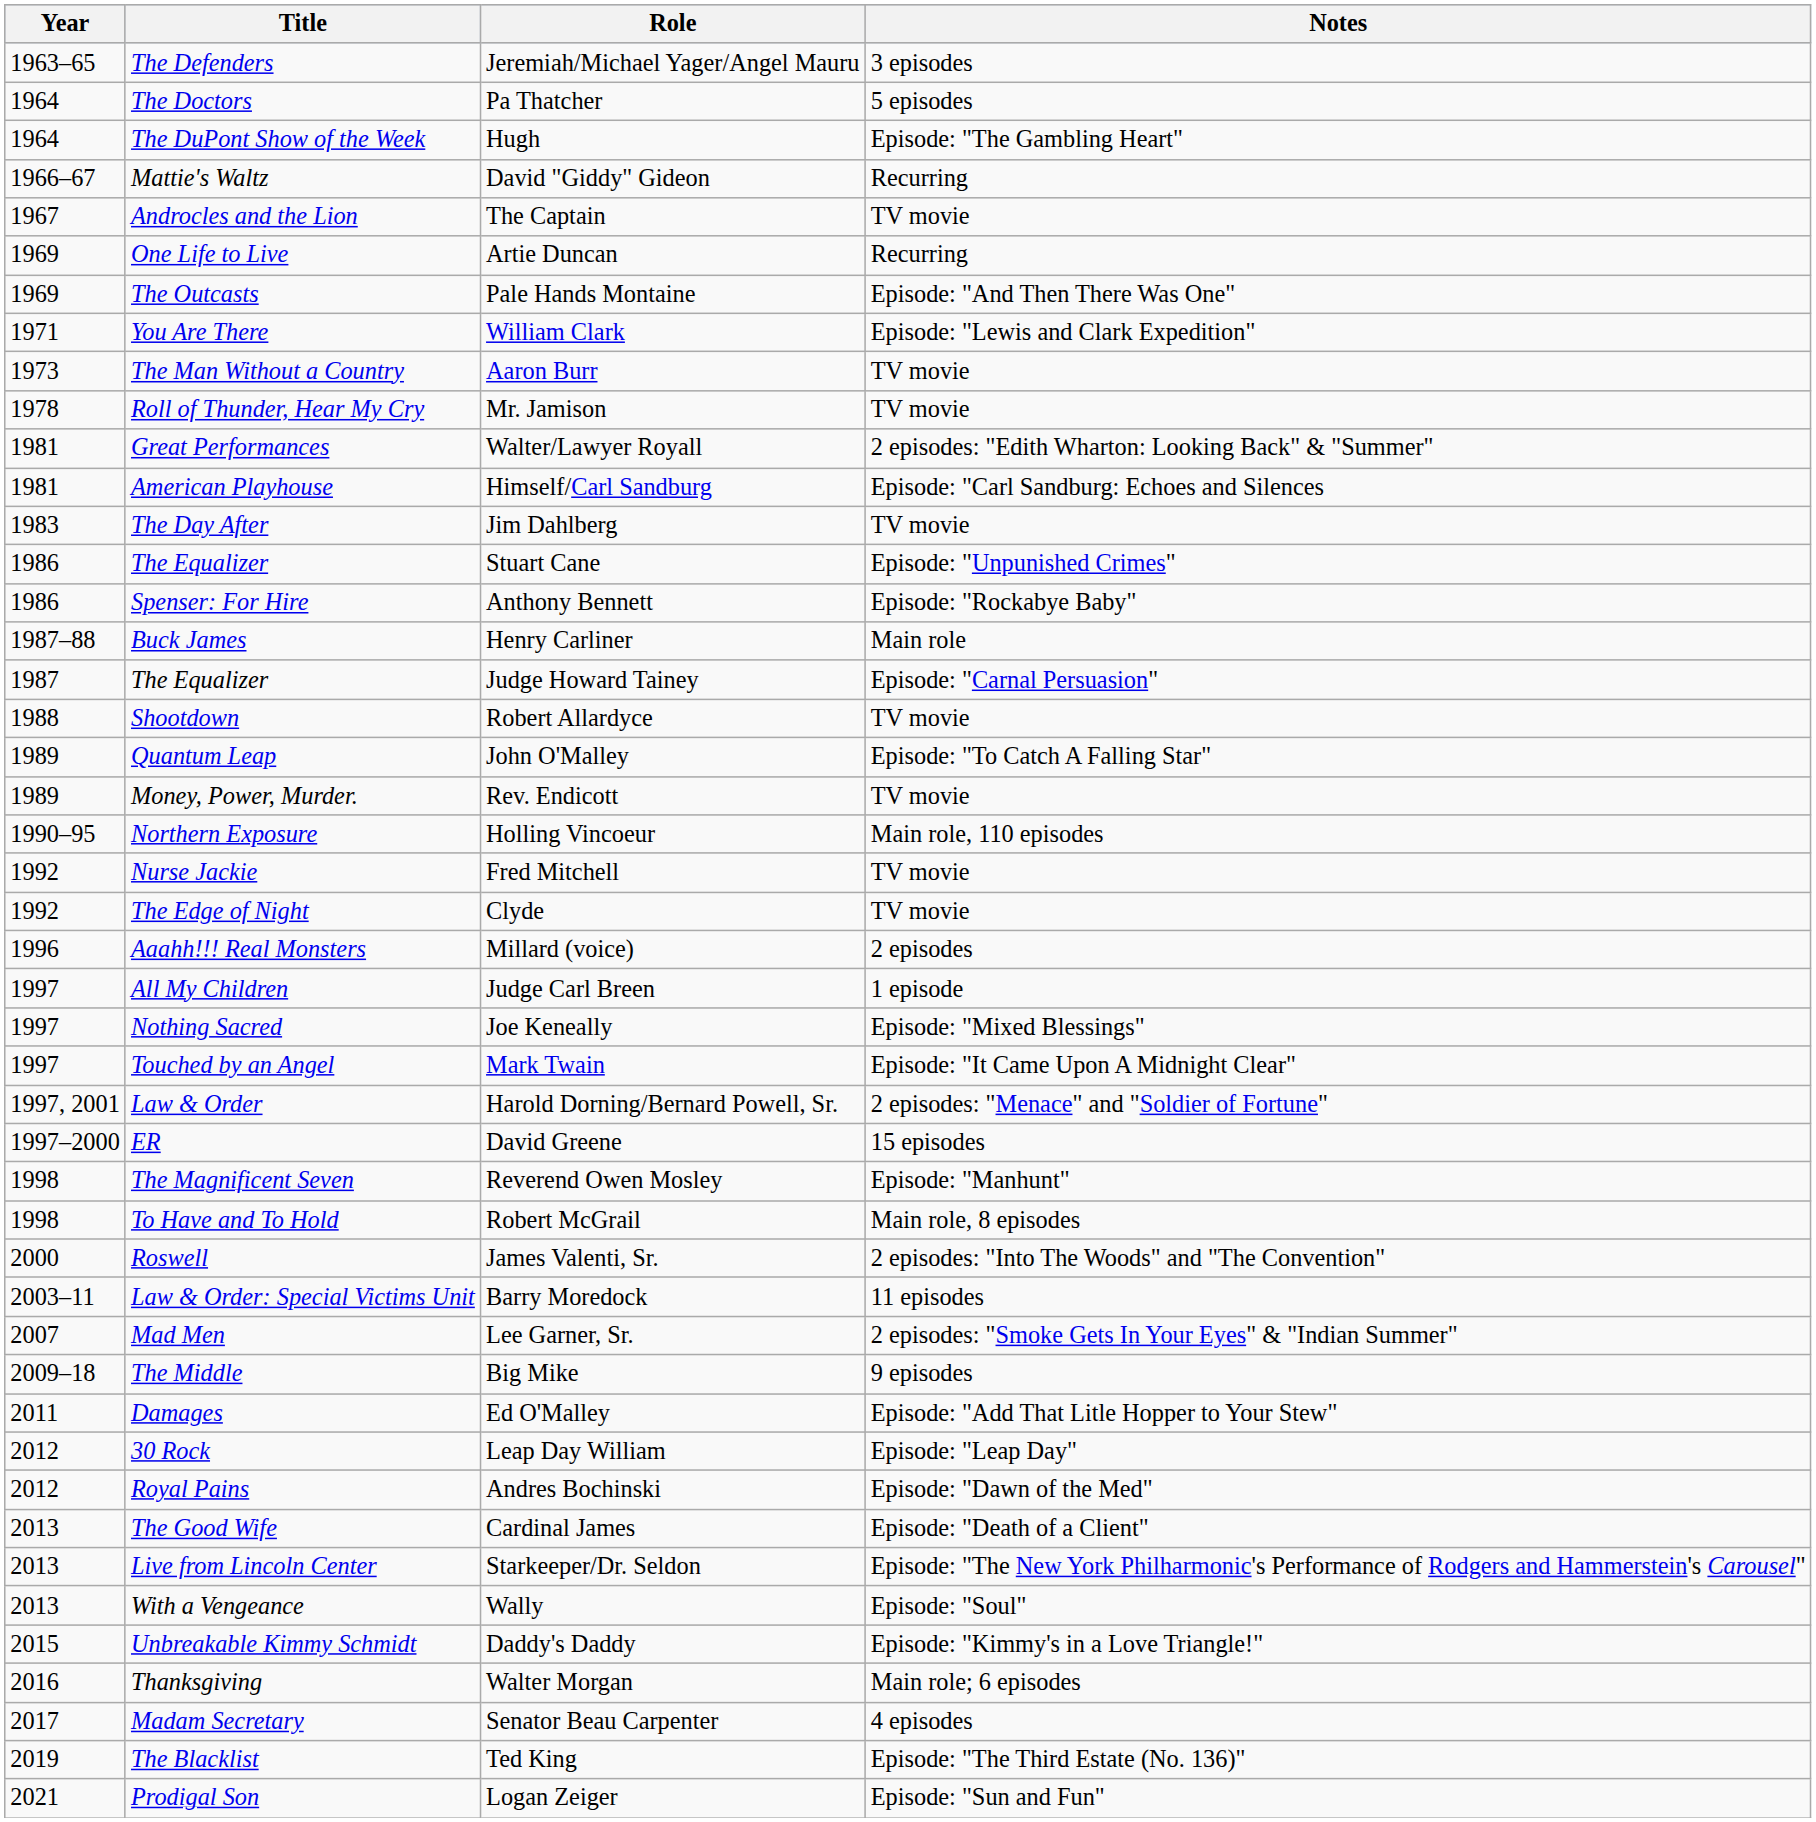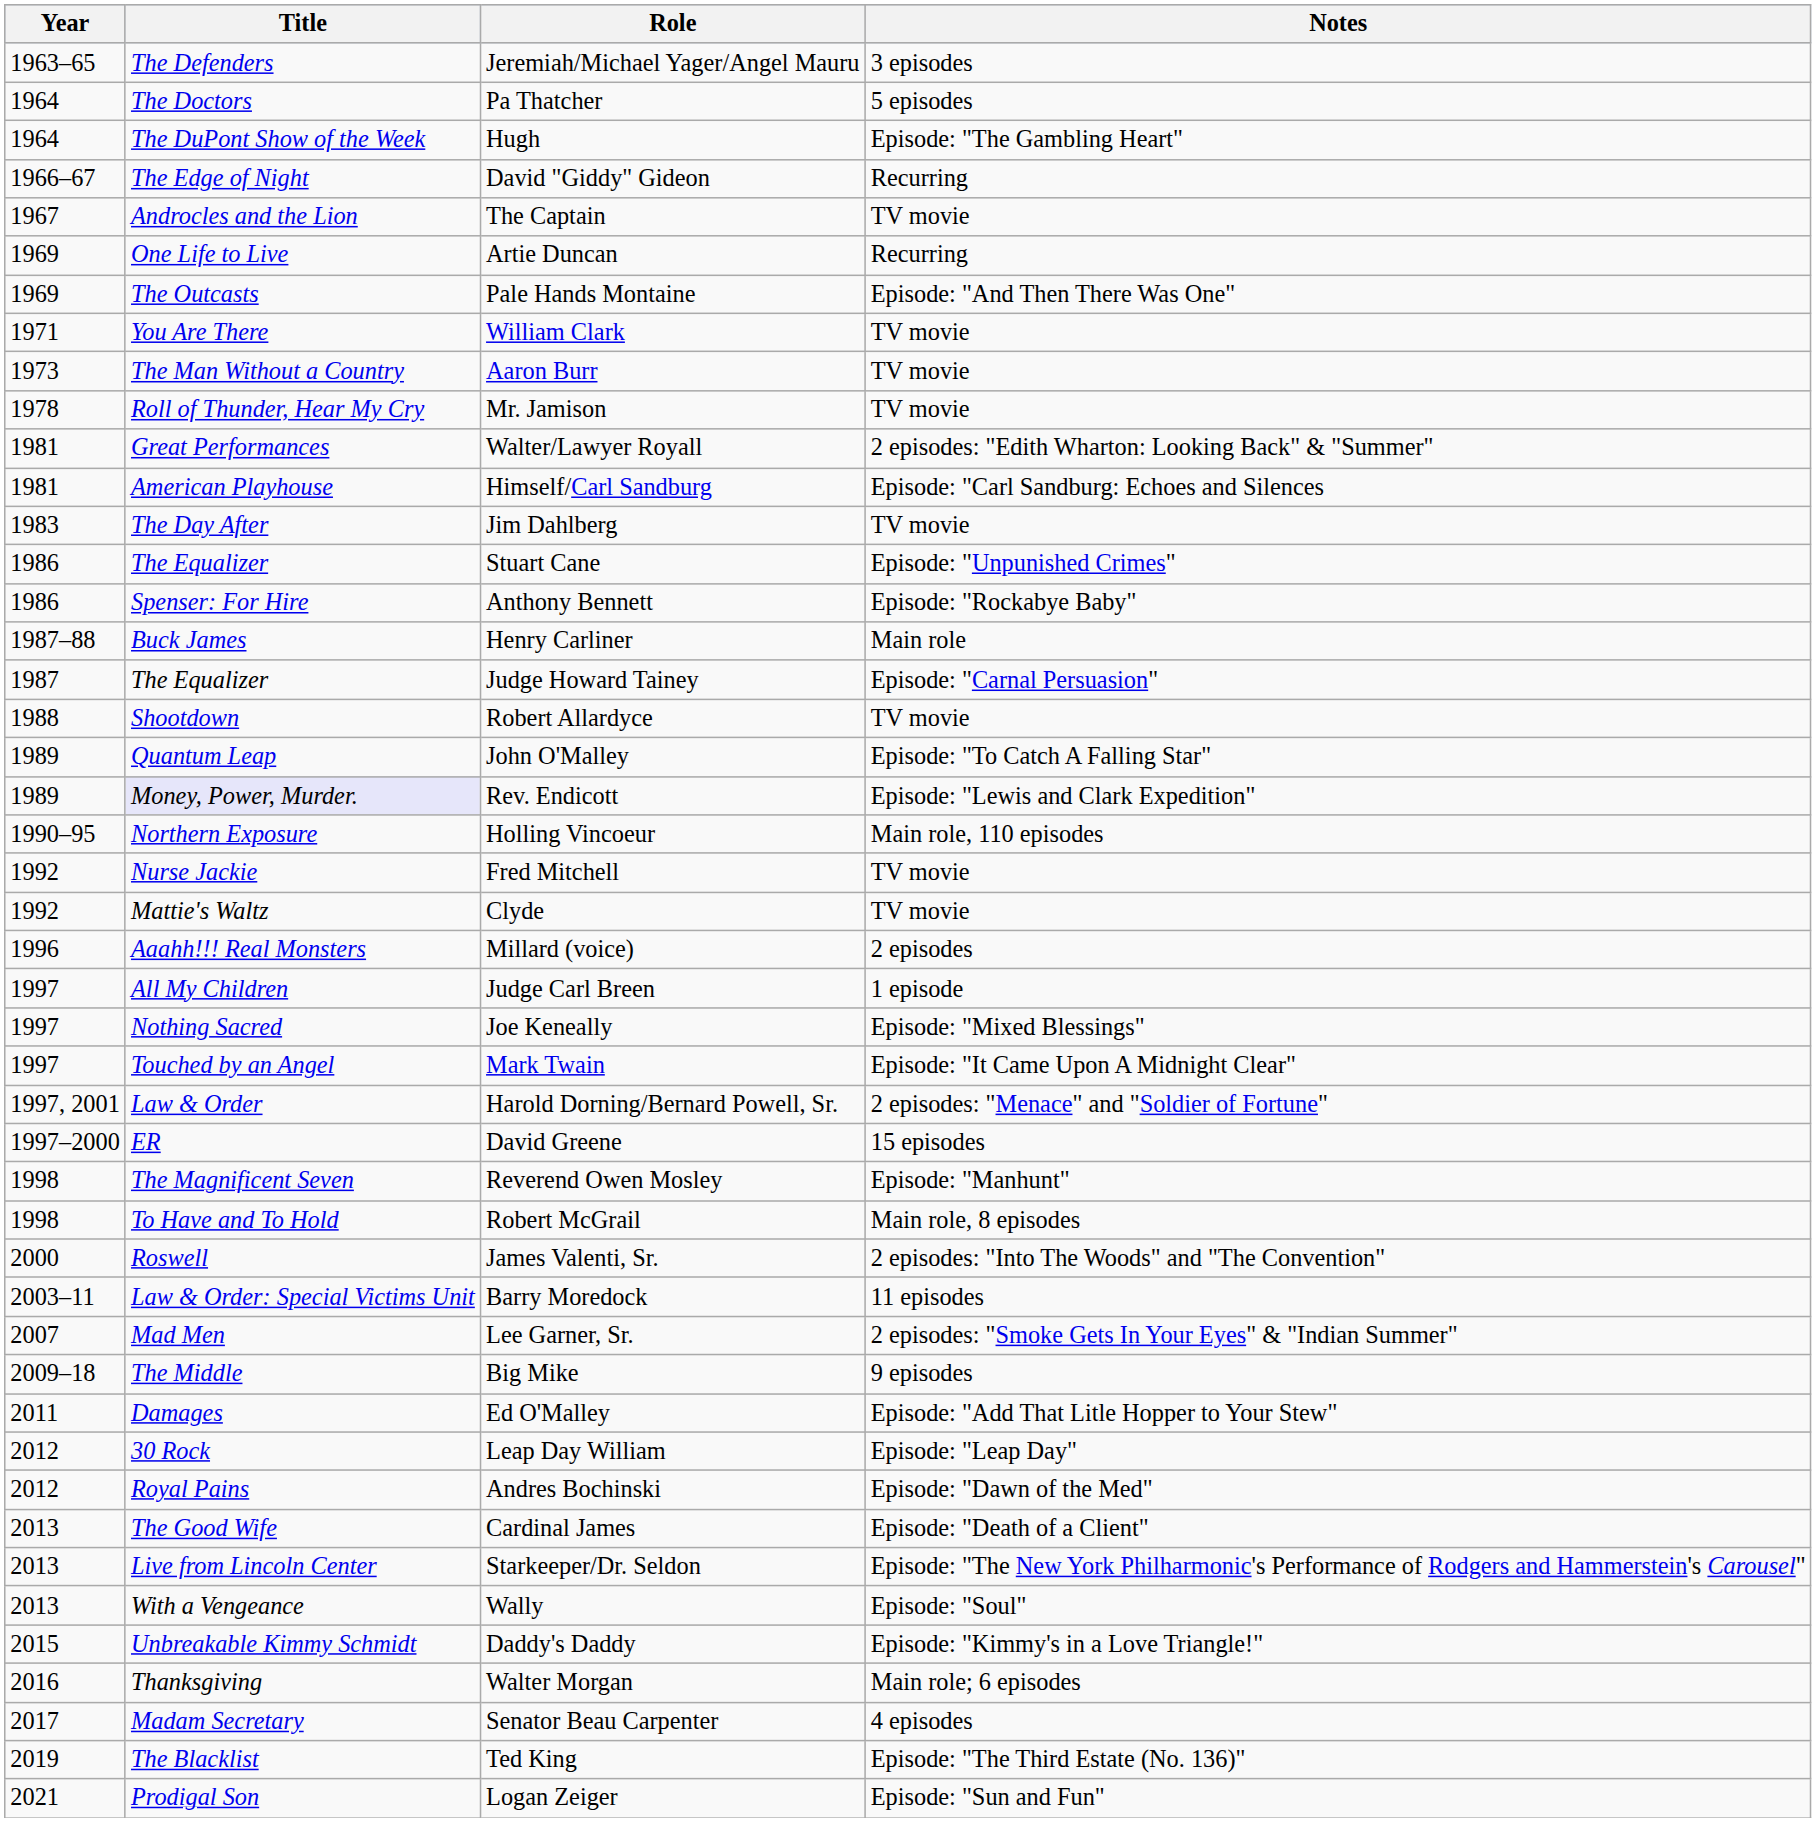(200, 178) Mattie's Waltz -> (220, 178) The Edge of Night
(1063, 332) Episode: "Lewis and Clark Expedition" -> (920, 332) TV movie
(244, 795) no background -> (244, 795) lavender background
(920, 795) TV movie -> (1063, 795) Episode: "Lewis and Clark Expedition"
(220, 910) The Edge of Night -> (200, 910) Mattie's Waltz
